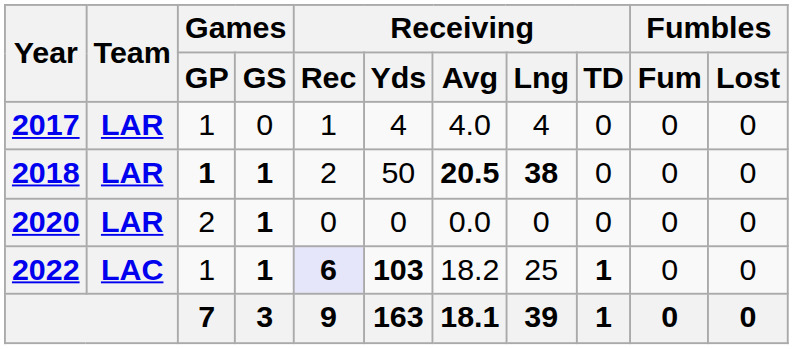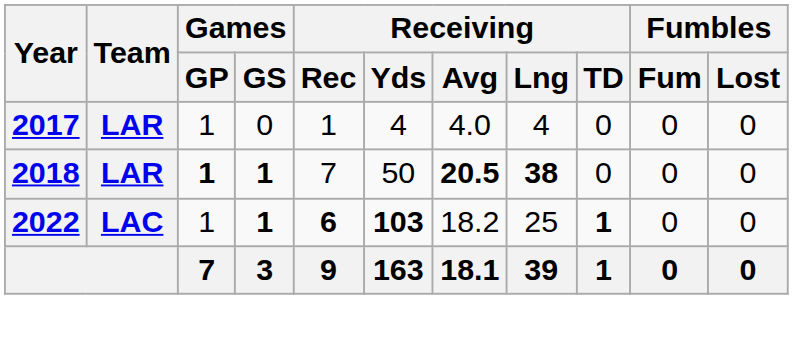(329, 173) 2 -> (329, 173) 7
- row: (46, 221)
(329, 269) lavender background -> (329, 221) no background
